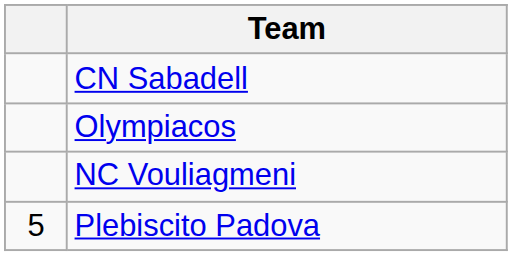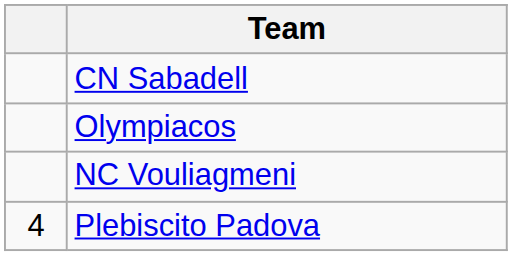(36, 224) 5 -> (36, 224) 4
